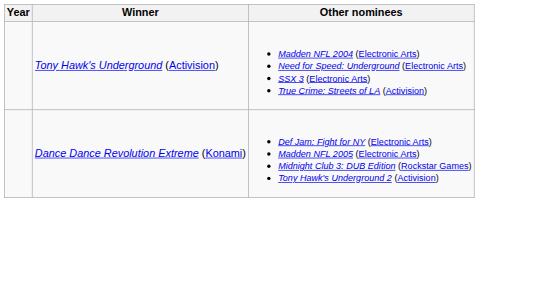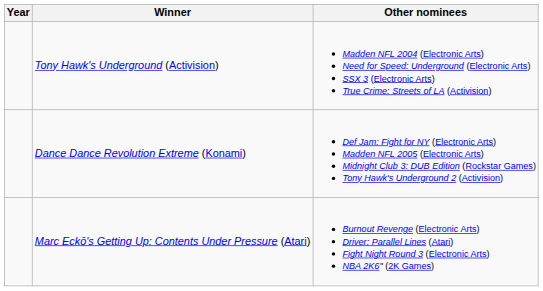+ row: (173, 241)
